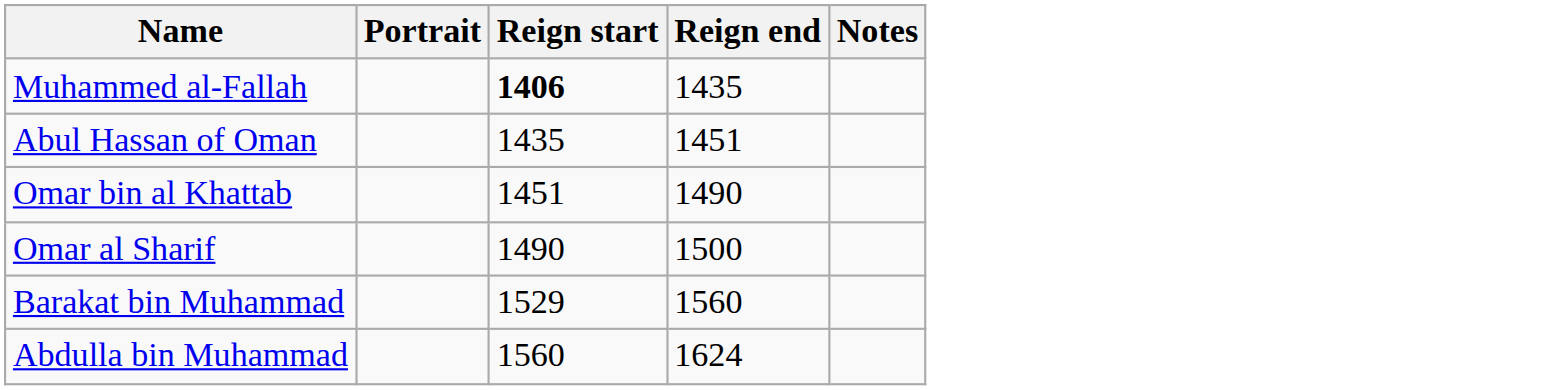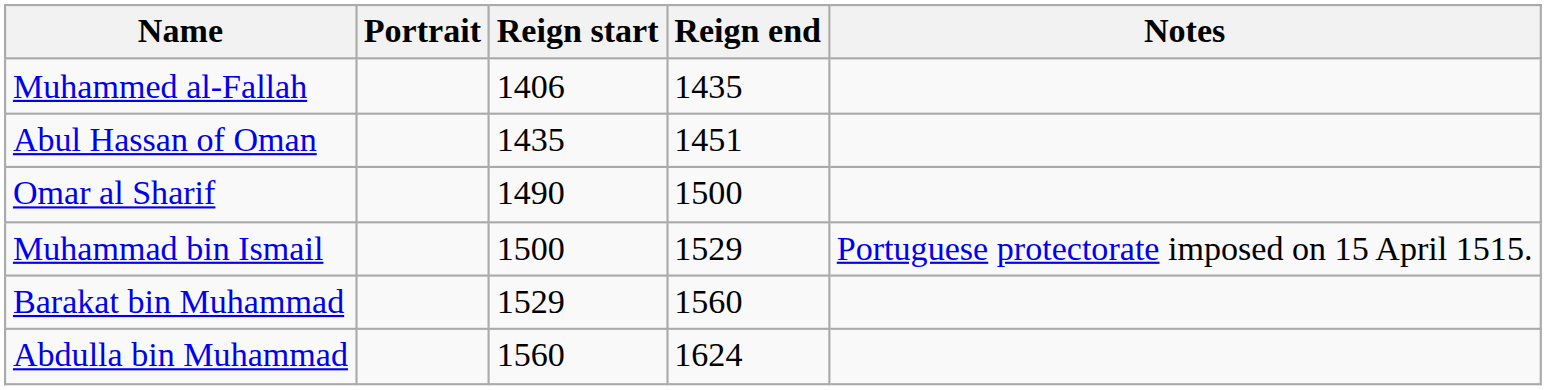(531, 85) bold -> (531, 85) normal
- row: (153, 193)
+ row: (168, 247)
